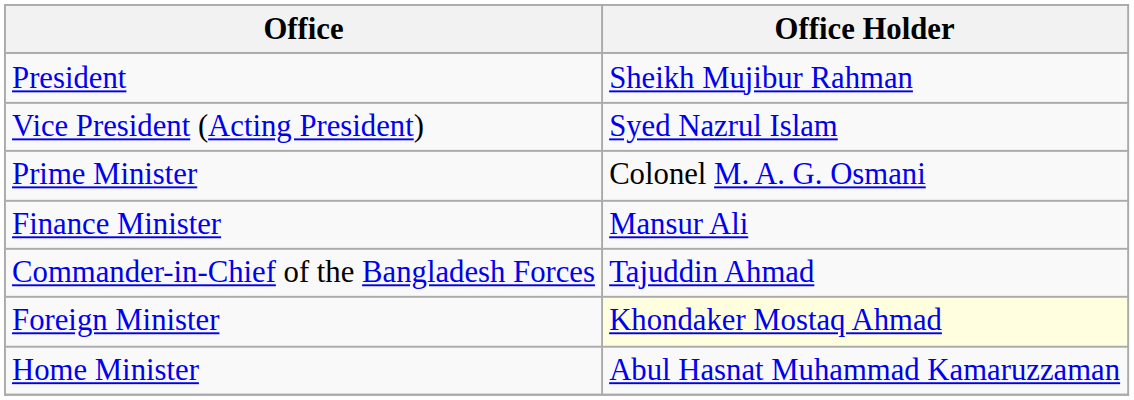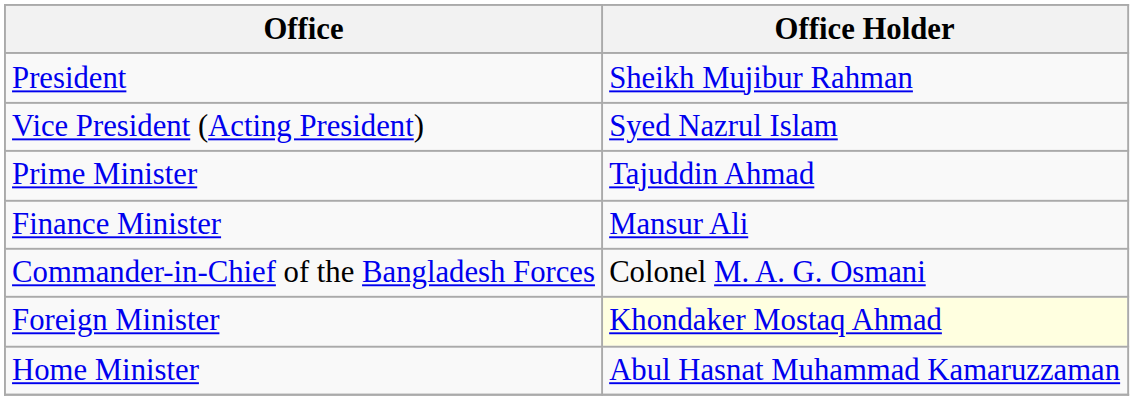(767, 175) Colonel M. A. G. Osmani -> (712, 175) Tajuddin Ahmad
(712, 272) Tajuddin Ahmad -> (767, 272) Colonel M. A. G. Osmani
